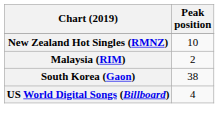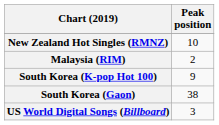+ row: (88, 77)
(193, 94) 4 -> (193, 111) 3
